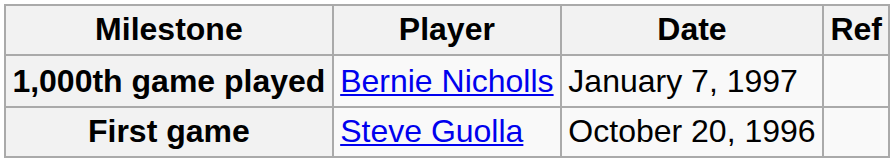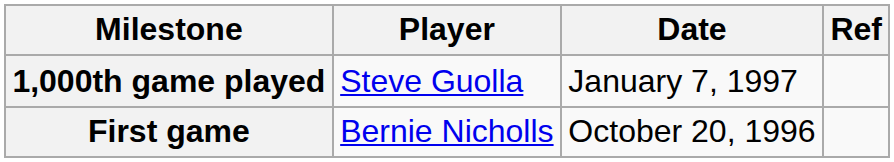(447, 80) Bernie Nicholls -> (432, 80) Steve Guolla
(432, 131) Steve Guolla -> (447, 131) Bernie Nicholls
